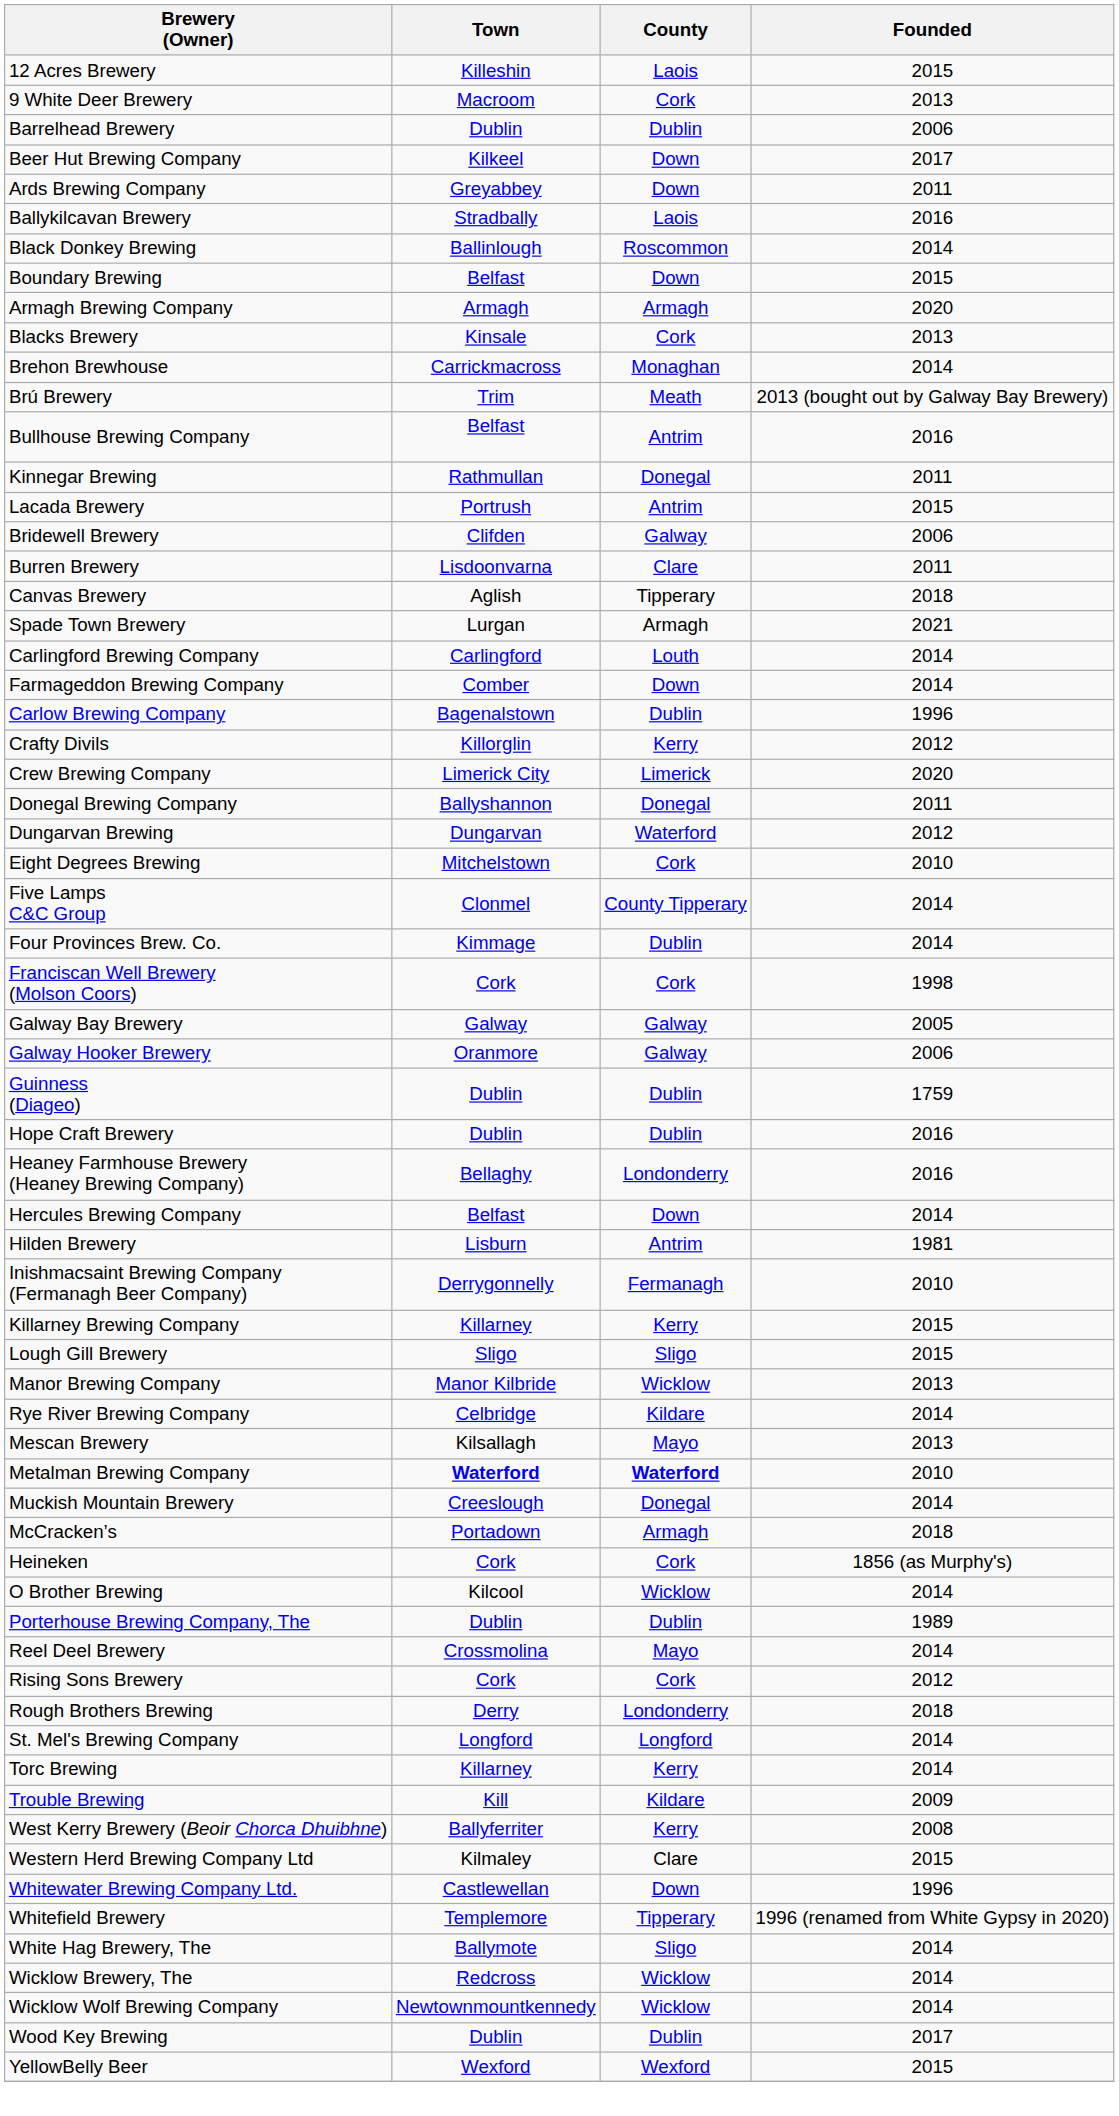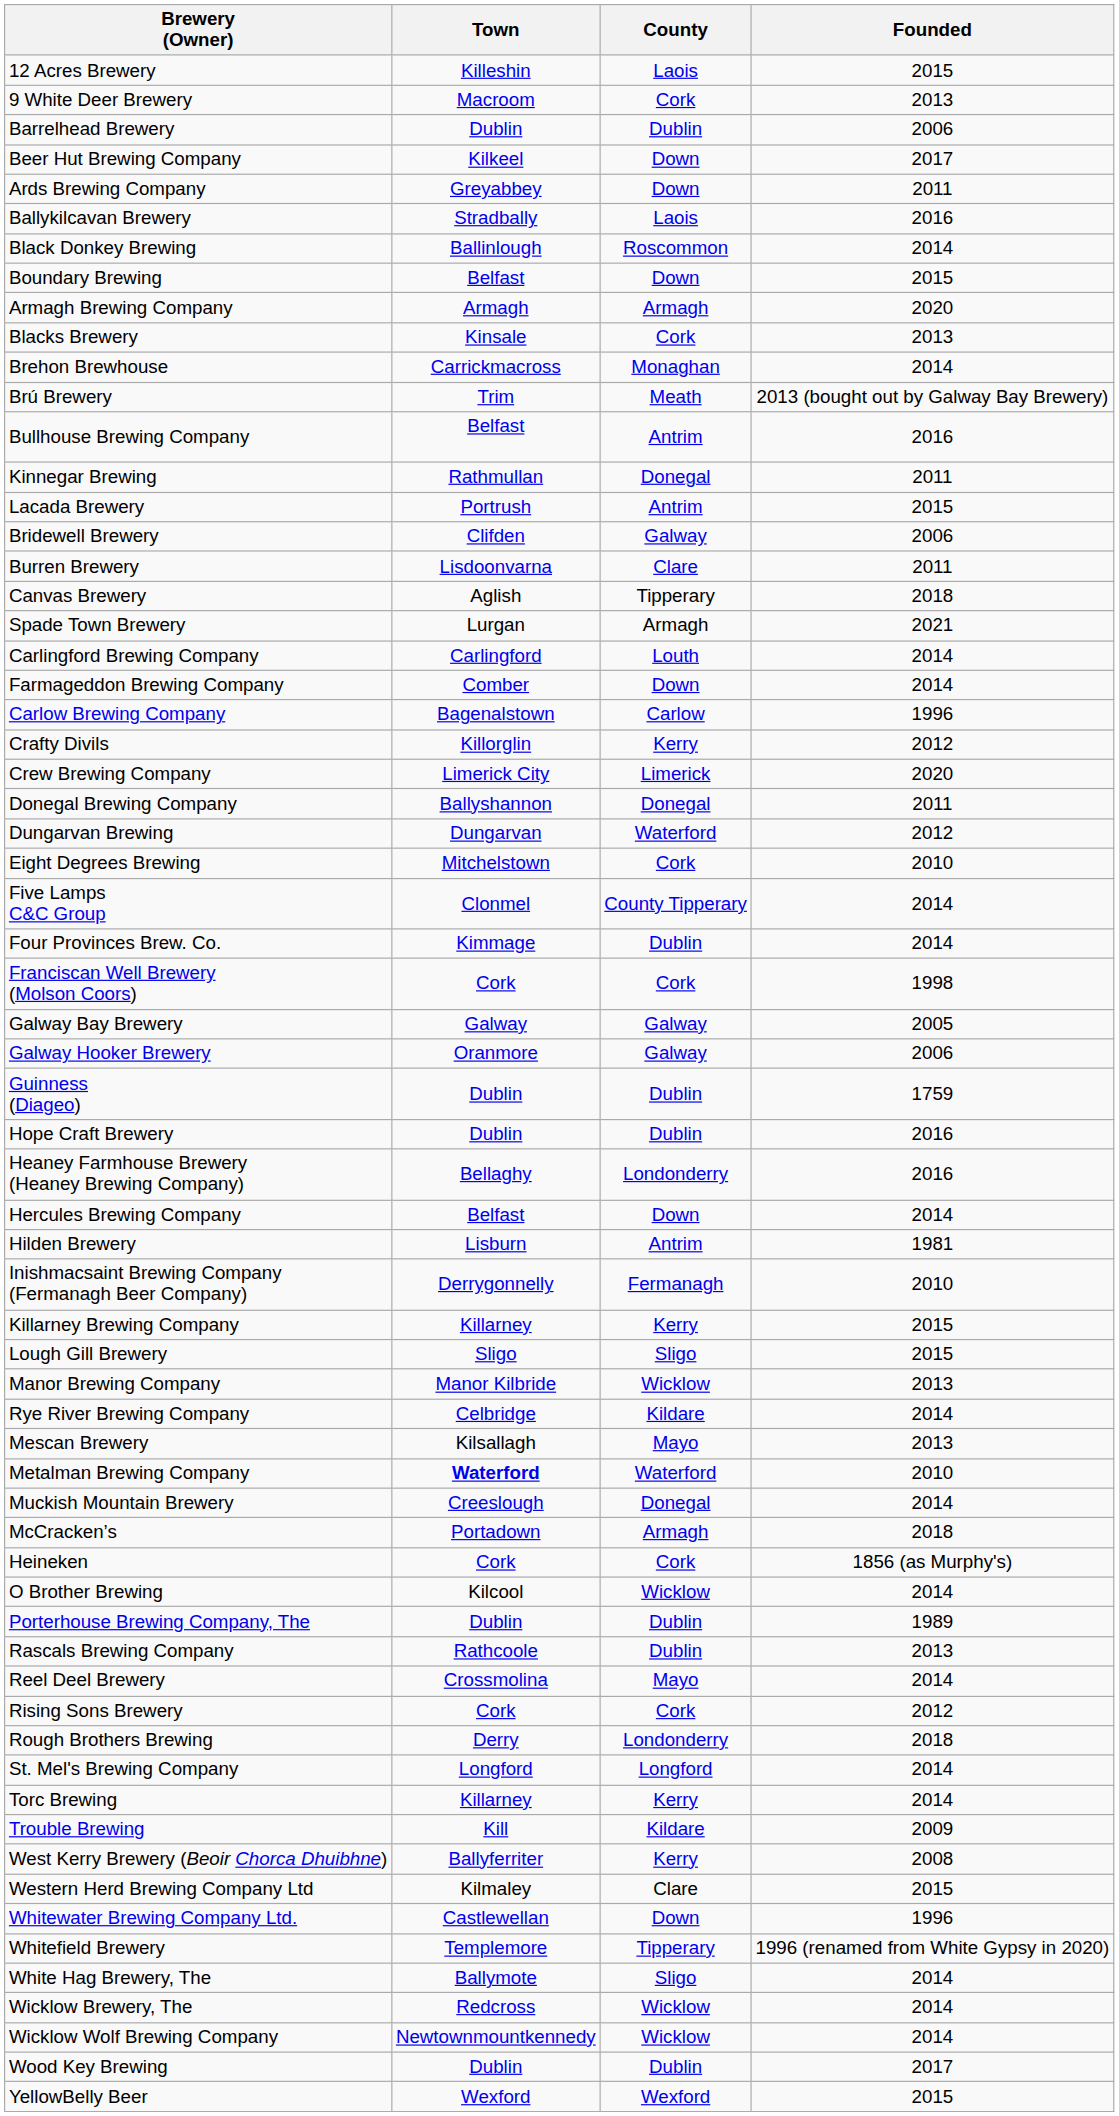(676, 714) Dublin -> (676, 714) Carlow
(676, 1473) bold -> (676, 1473) normal
+ row: (121, 1651)
